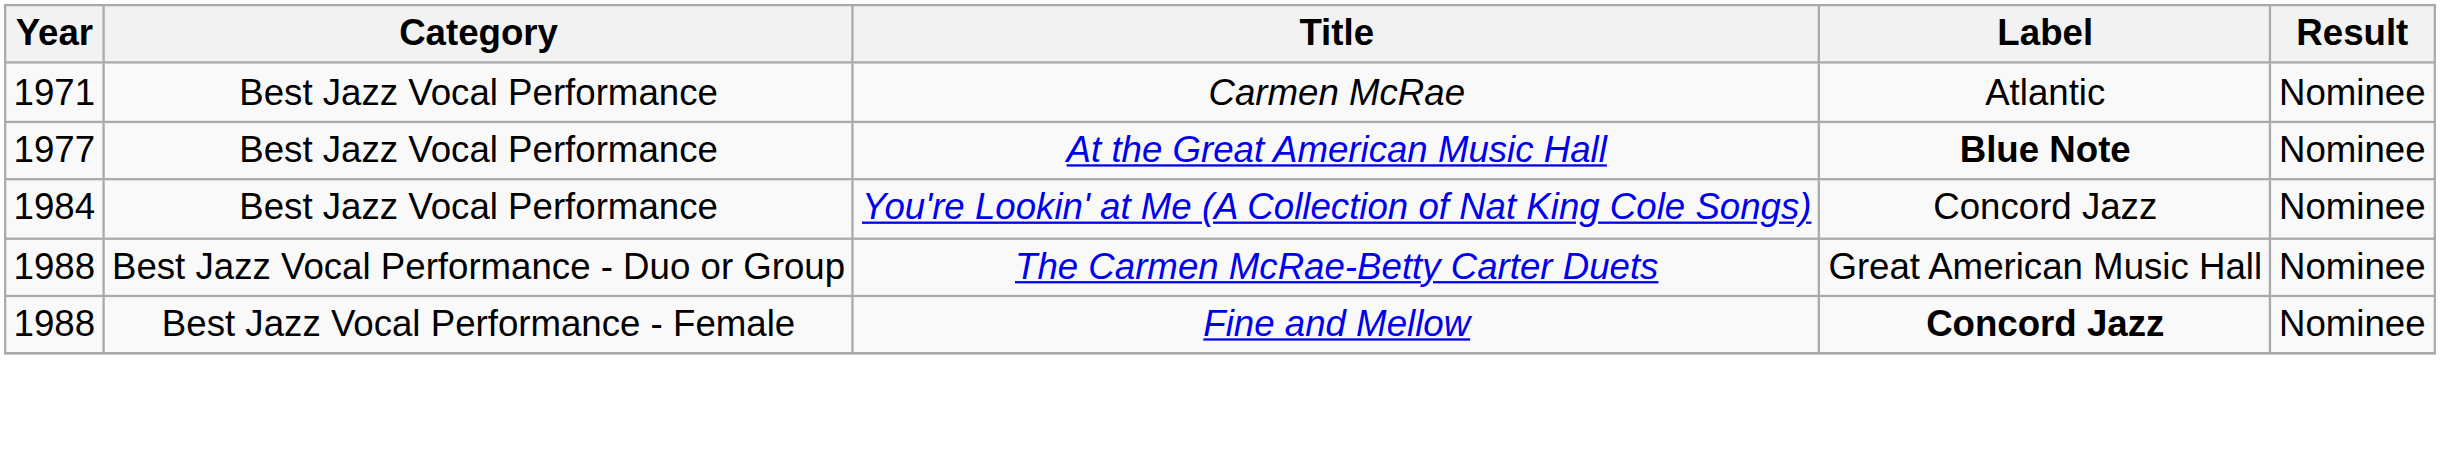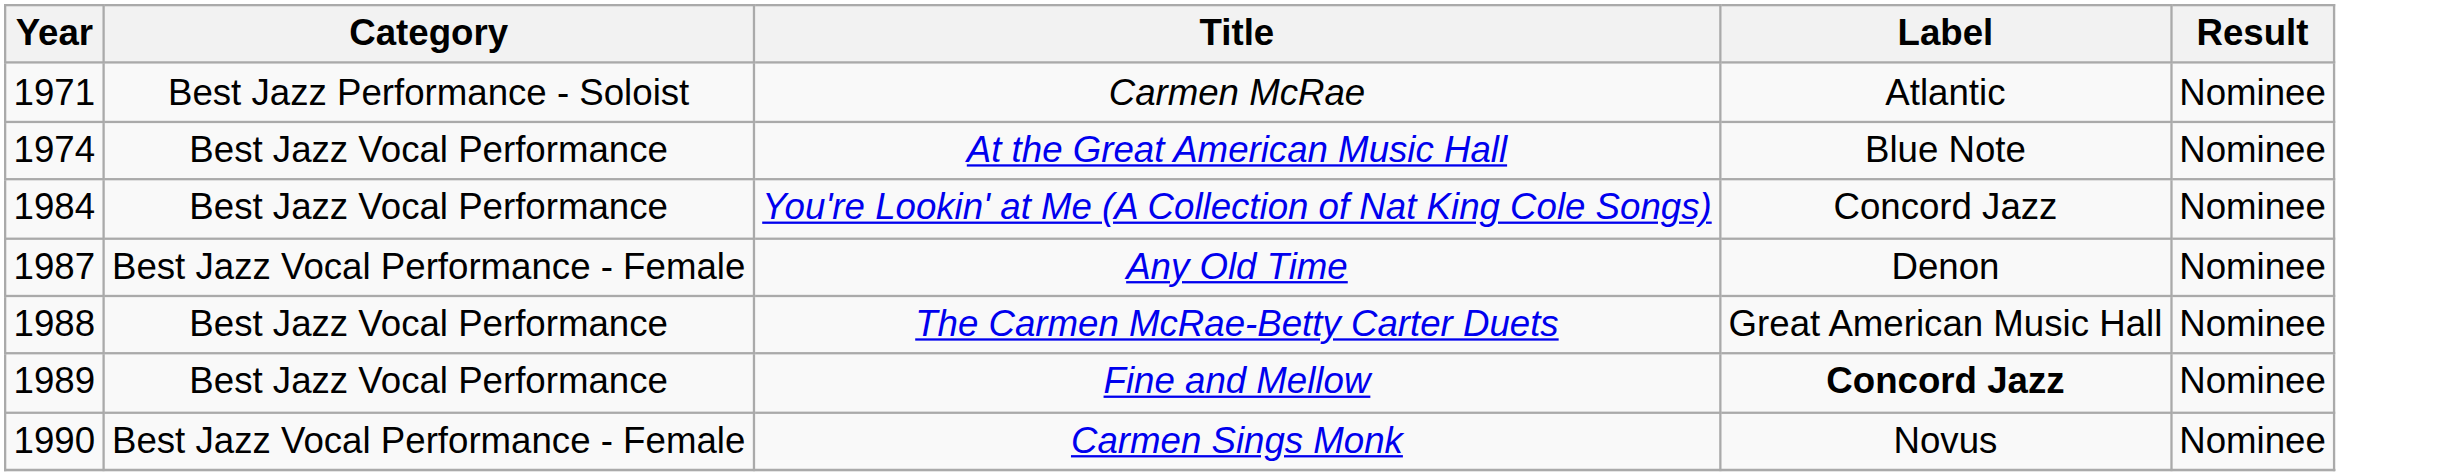(479, 91) Best Jazz Vocal Performance -> (429, 91) Best Jazz Performance - Soloist
(54, 149) 1977 -> (54, 149) 1974
(2045, 149) bold -> (1945, 149) normal
+ row: (1237, 265)
(479, 265) Best Jazz Vocal Performance - Duo or Group -> (429, 324) Best Jazz Vocal Performance
(54, 324) 1988 -> (54, 382) 1989
(479, 324) Best Jazz Vocal Performance - Female -> (429, 382) Best Jazz Vocal Performance
+ row: (1237, 440)
